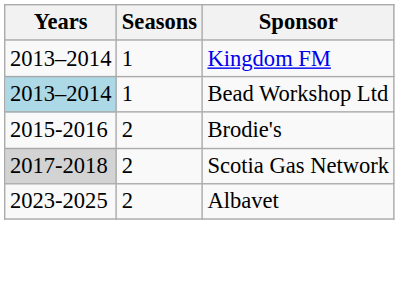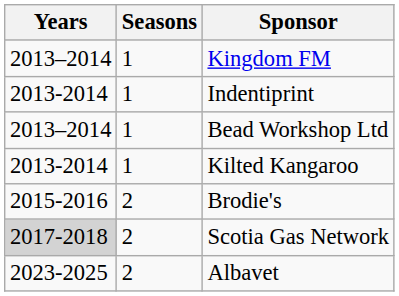+ row: (261, 93)
(61, 93) lightblue background -> (61, 129) no background
+ row: (283, 165)
